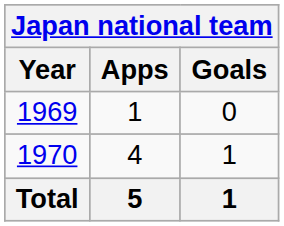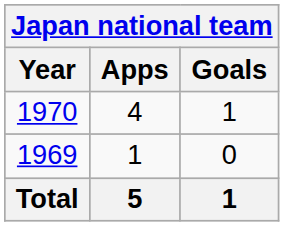rows swapped: (47, 112) <-> (47, 155)
